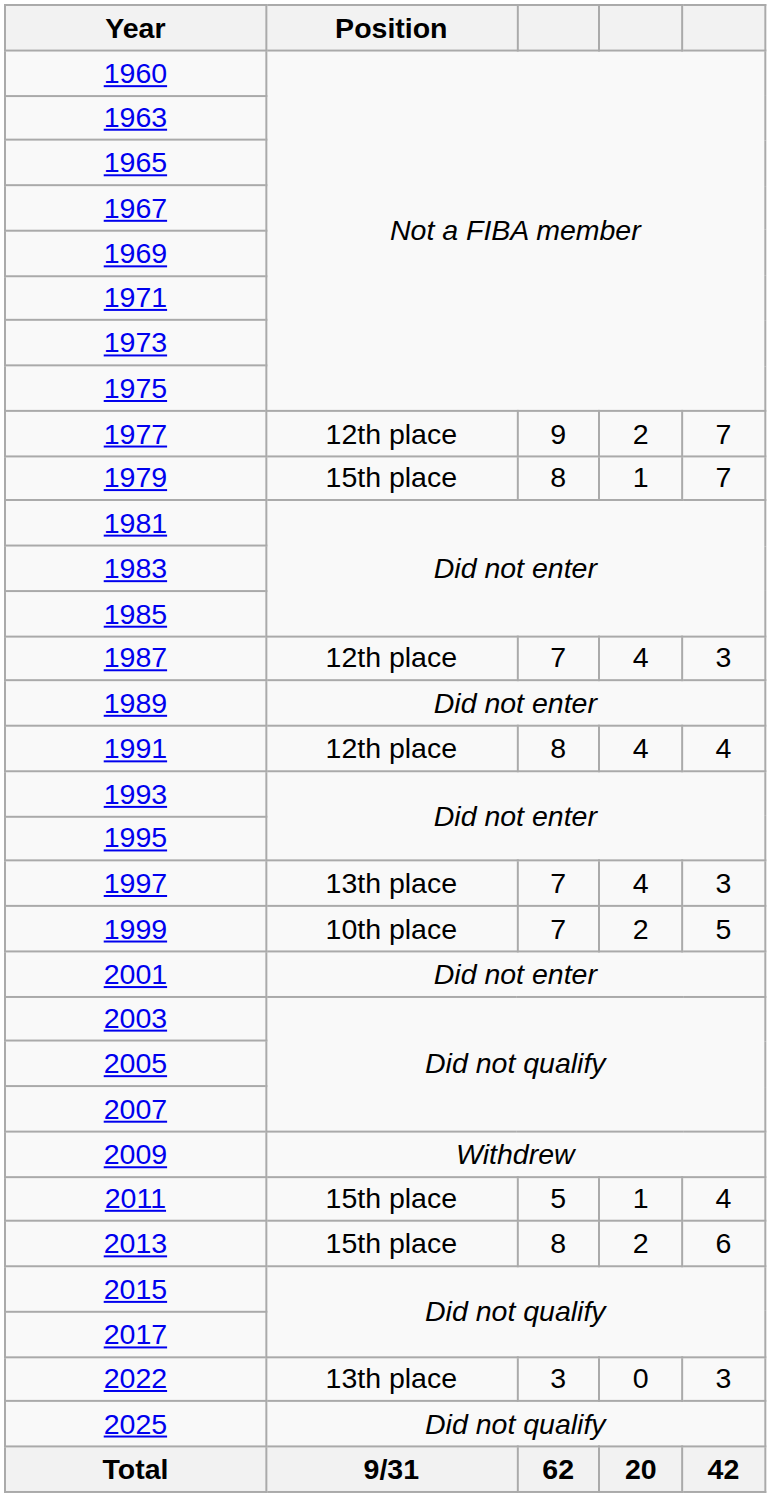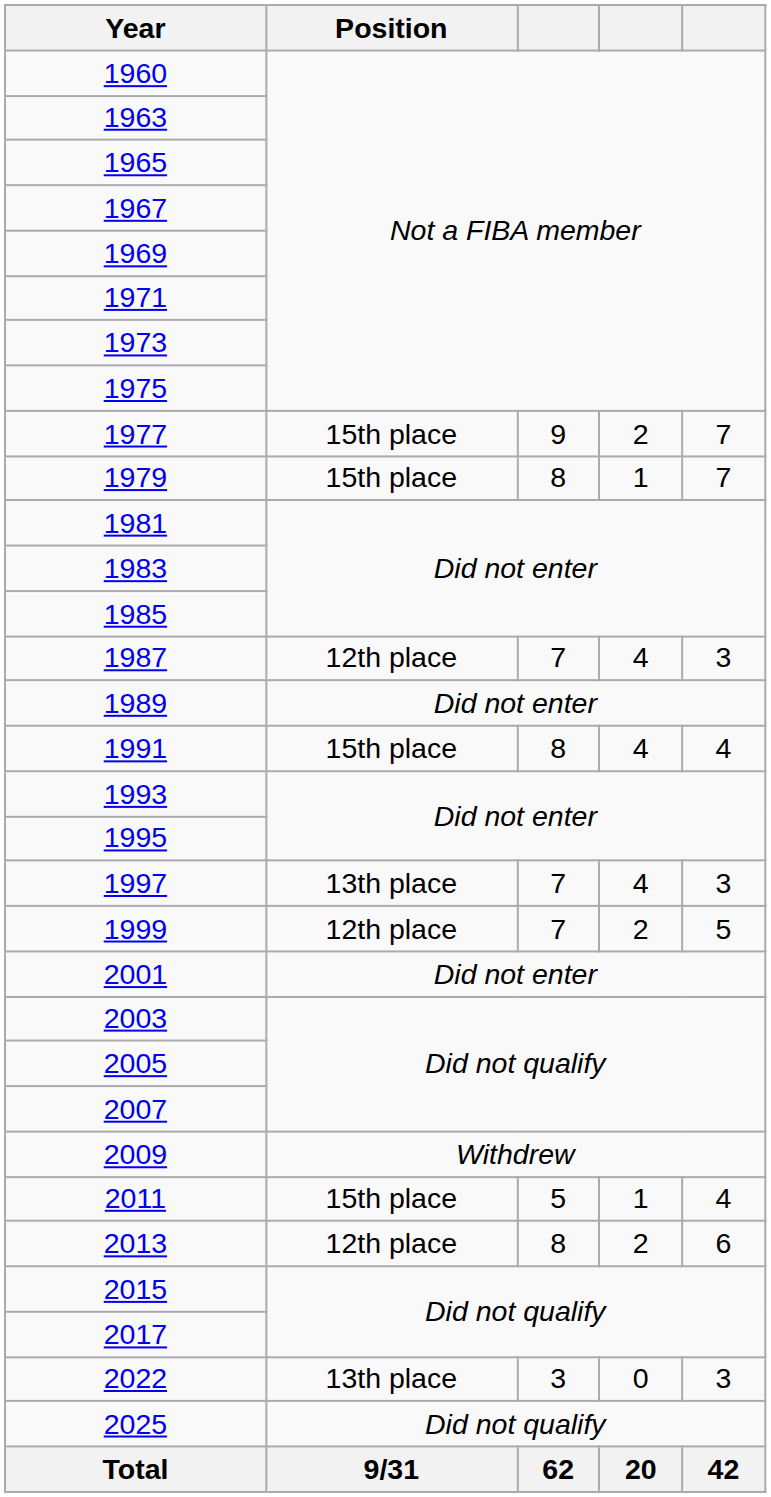(391, 433) 12th place -> (391, 433) 15th place
(391, 749) 12th place -> (391, 749) 15th place
(391, 929) 10th place -> (391, 929) 12th place
(391, 1244) 15th place -> (391, 1244) 12th place
